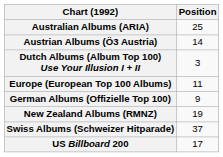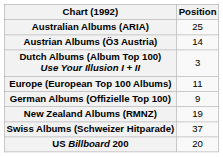(198, 144) 17 -> (198, 144) 20
